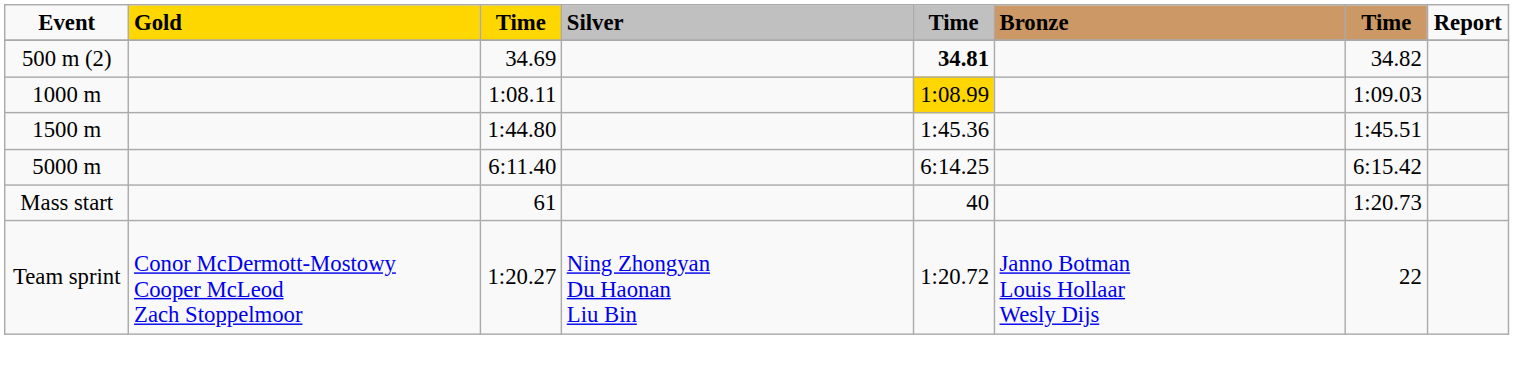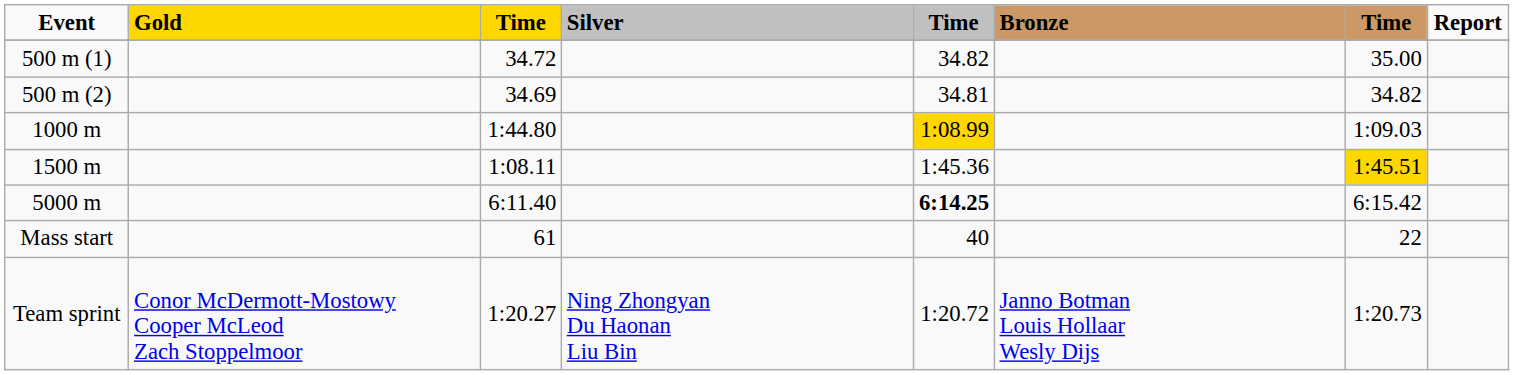+ row: (67, 58)
(963, 58) bold -> (963, 94) normal
(522, 94) 1:08.11 -> (522, 130) 1:44.80
(522, 130) 1:44.80 -> (522, 166) 1:08.11
(1387, 130) no background -> (1387, 166) gold background
(955, 166) normal -> (954, 202) bold
(1387, 202) 1:20.73 -> (1410, 238) 22
(1410, 277) 22 -> (1387, 313) 1:20.73
